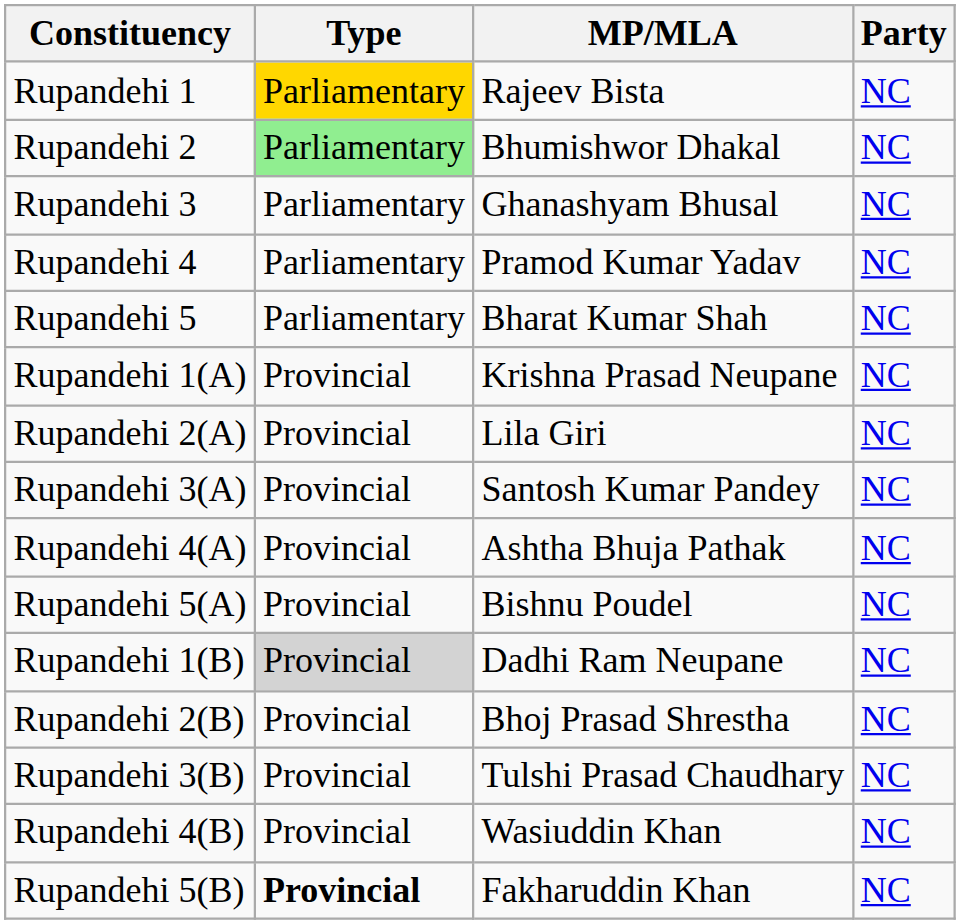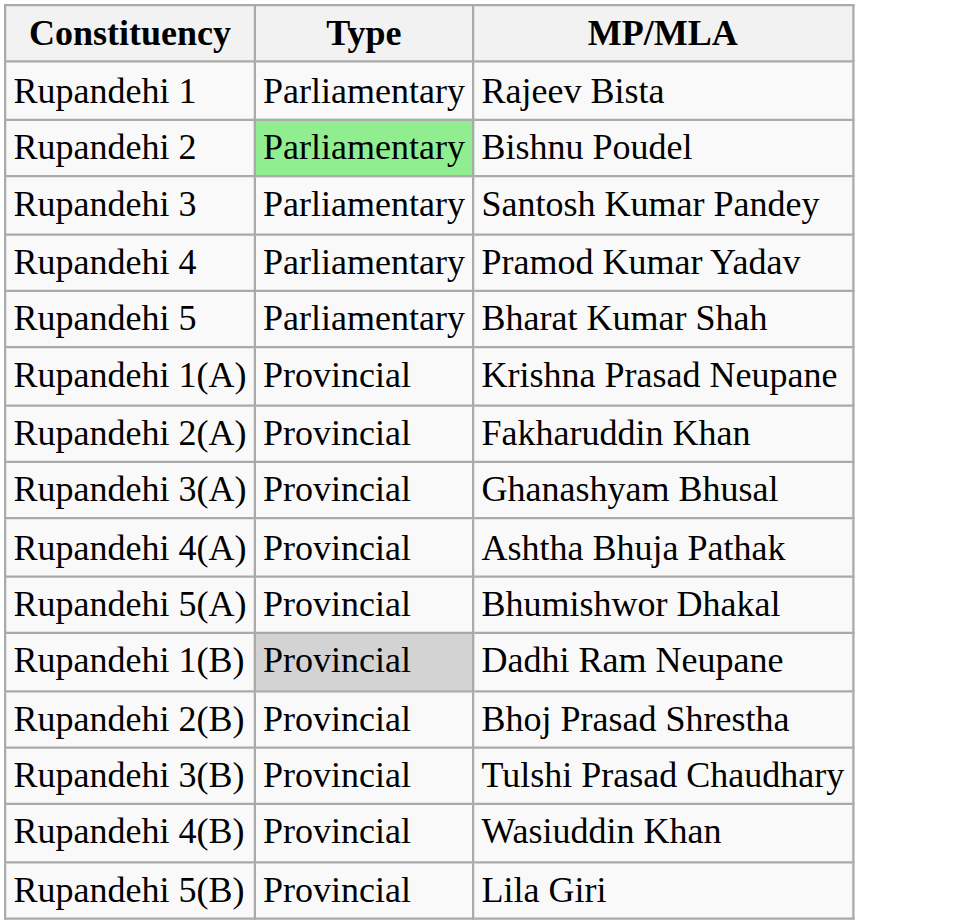- column: (904, 33)
(364, 90) gold background -> (364, 90) no background
(631, 147) Bhumishwor Dhakal -> (587, 147) Bishnu Poudel
(630, 204) Ghanashyam Bhusal -> (650, 204) Santosh Kumar Pandey
(544, 432) Lila Giri -> (616, 432) Fakharuddin Khan
(650, 489) Santosh Kumar Pandey -> (630, 489) Ghanashyam Bhusal
(587, 603) Bishnu Poudel -> (631, 603) Bhumishwor Dhakal
(342, 889) bold -> (337, 889) normal
(616, 889) Fakharuddin Khan -> (544, 889) Lila Giri
